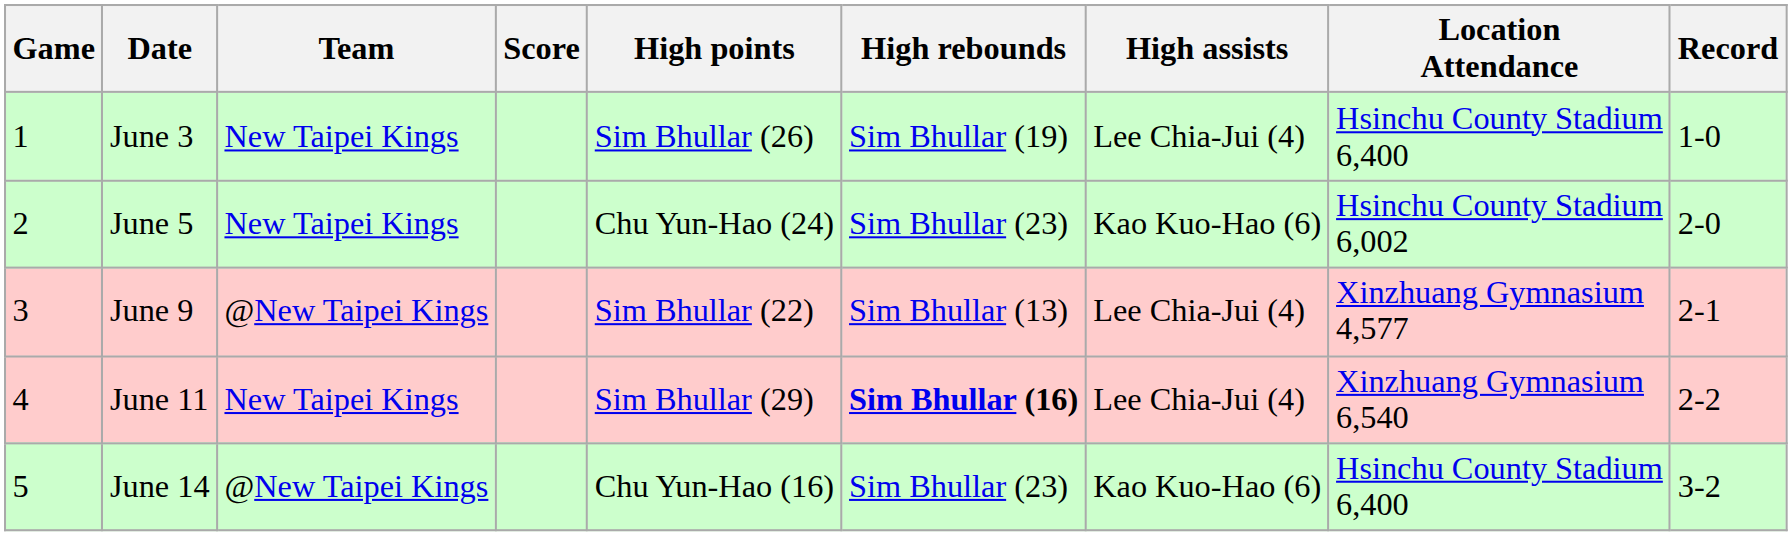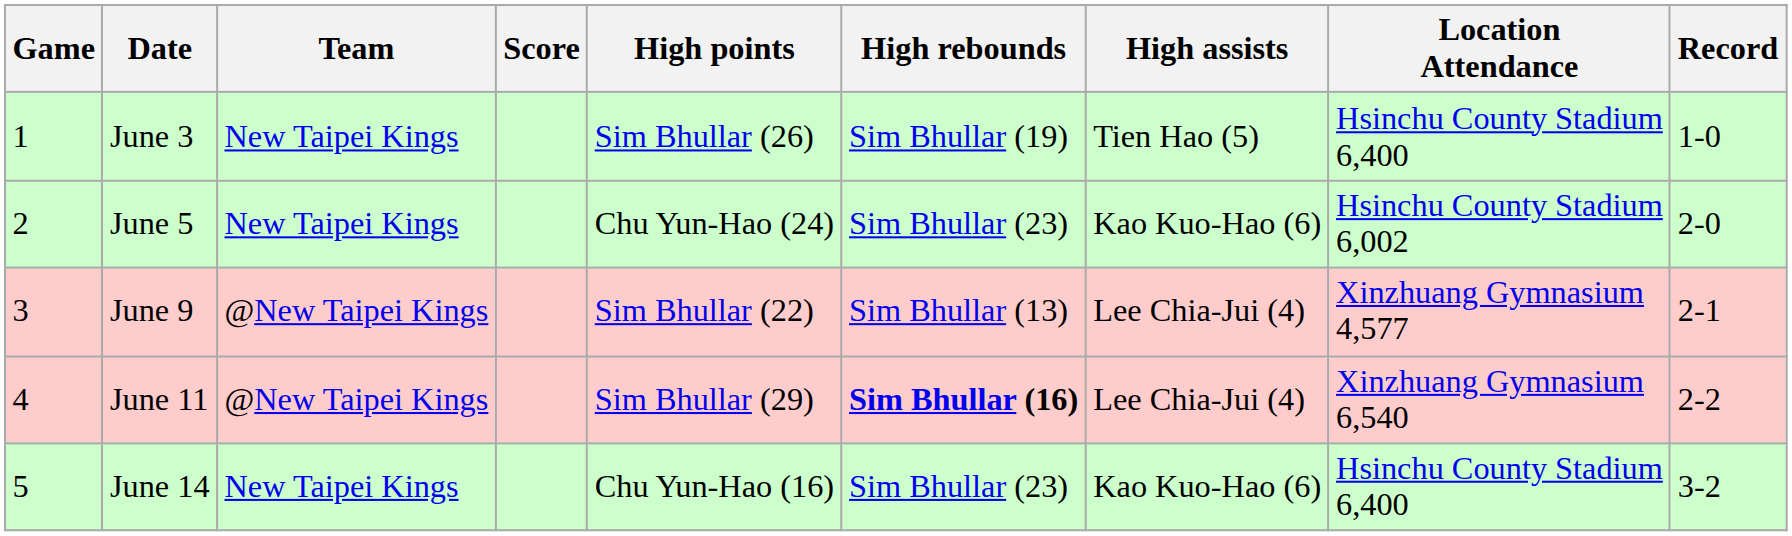(1199, 135) Lee Chia-Jui (4) -> (1176, 135) Tien Hao (5)
(342, 398) New Taipei Kings -> (356, 398) @New Taipei Kings
(356, 486) @New Taipei Kings -> (342, 486) New Taipei Kings
